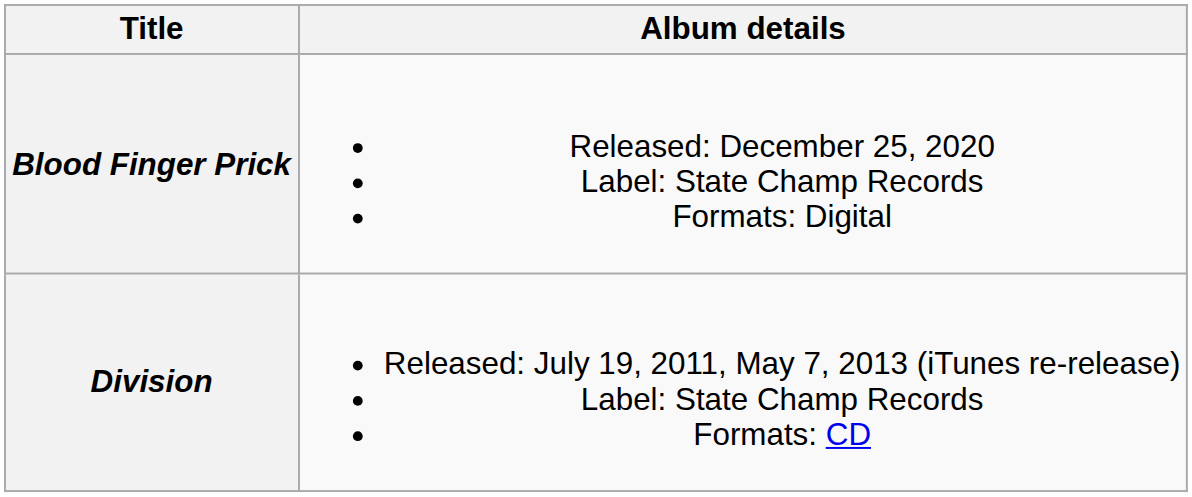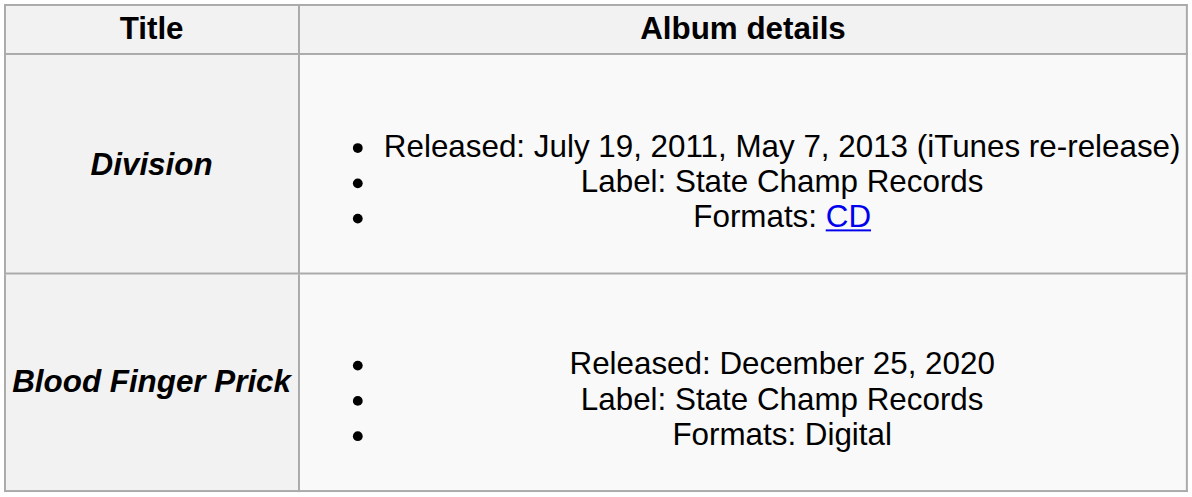rows swapped: (152, 381) <-> (152, 163)
